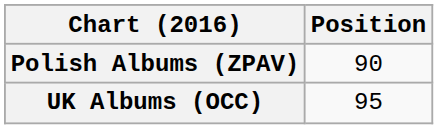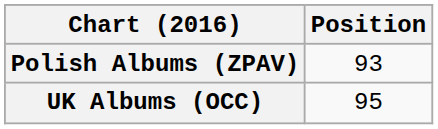(368, 64) 90 -> (368, 64) 93
